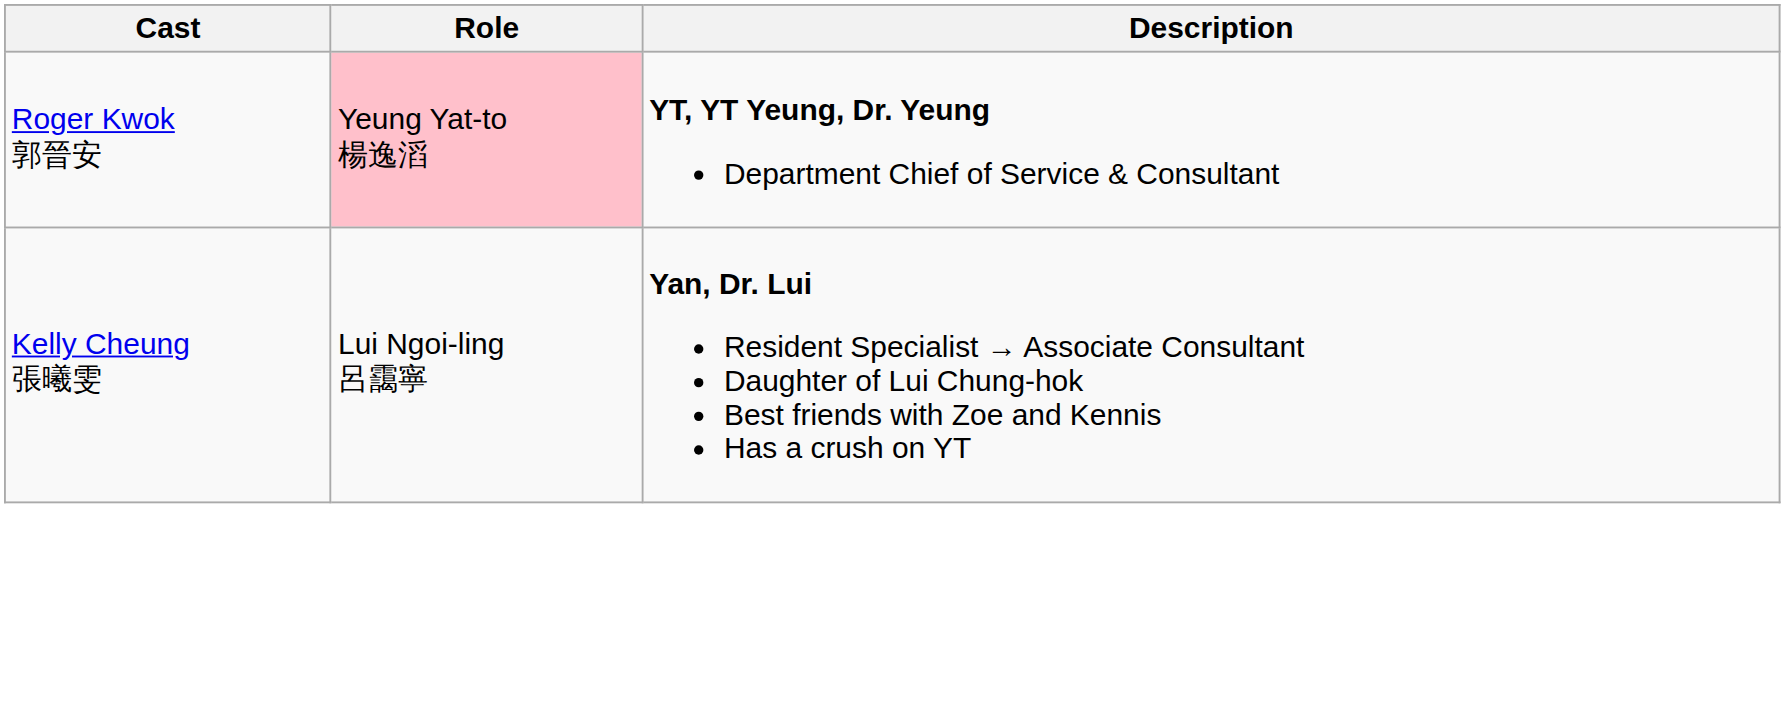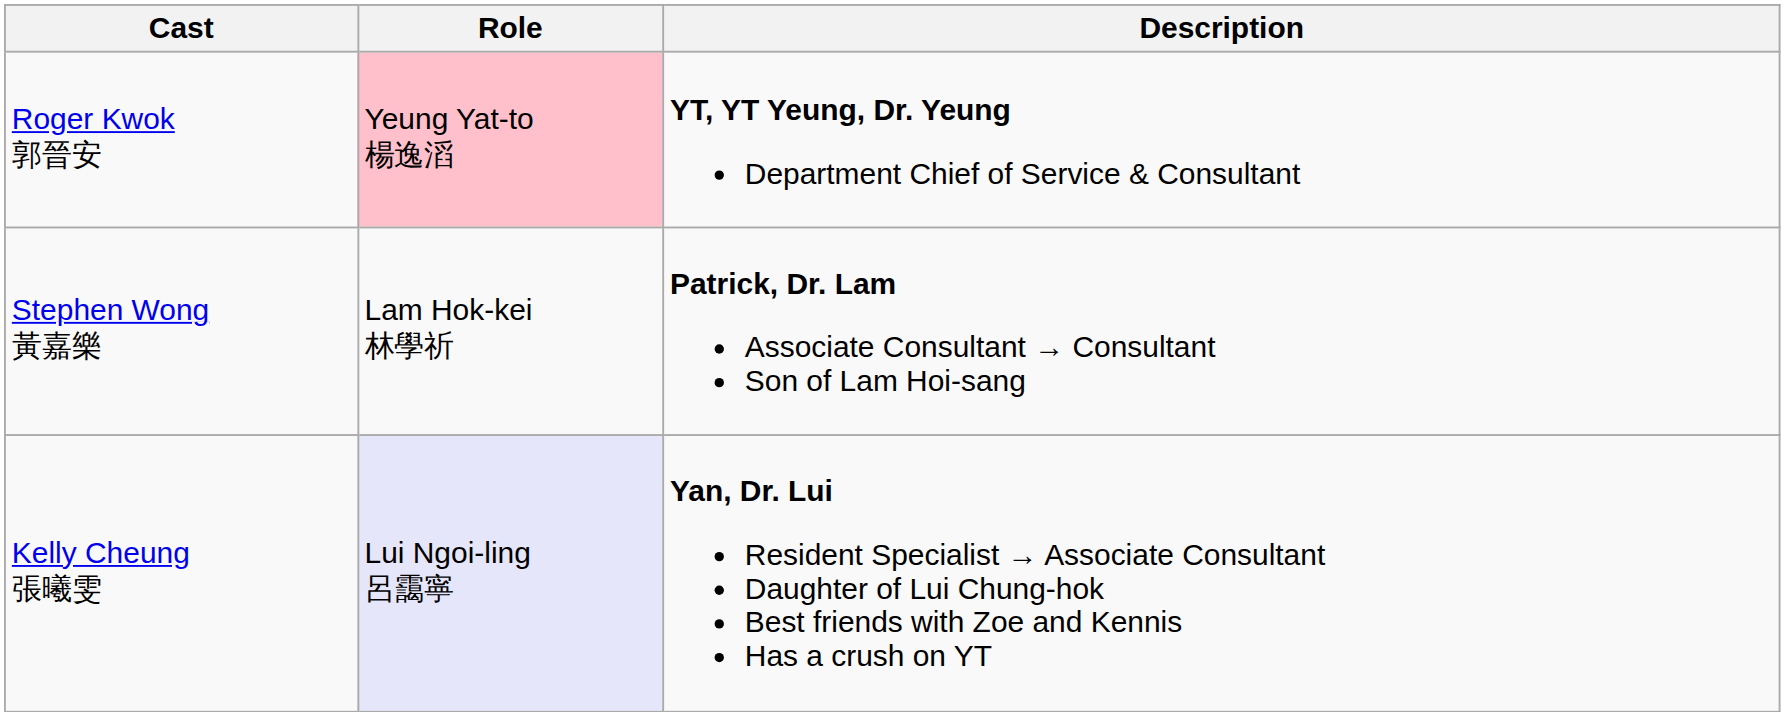+ row: (111, 328)
(421, 362) no background -> (448, 570) lavender background
